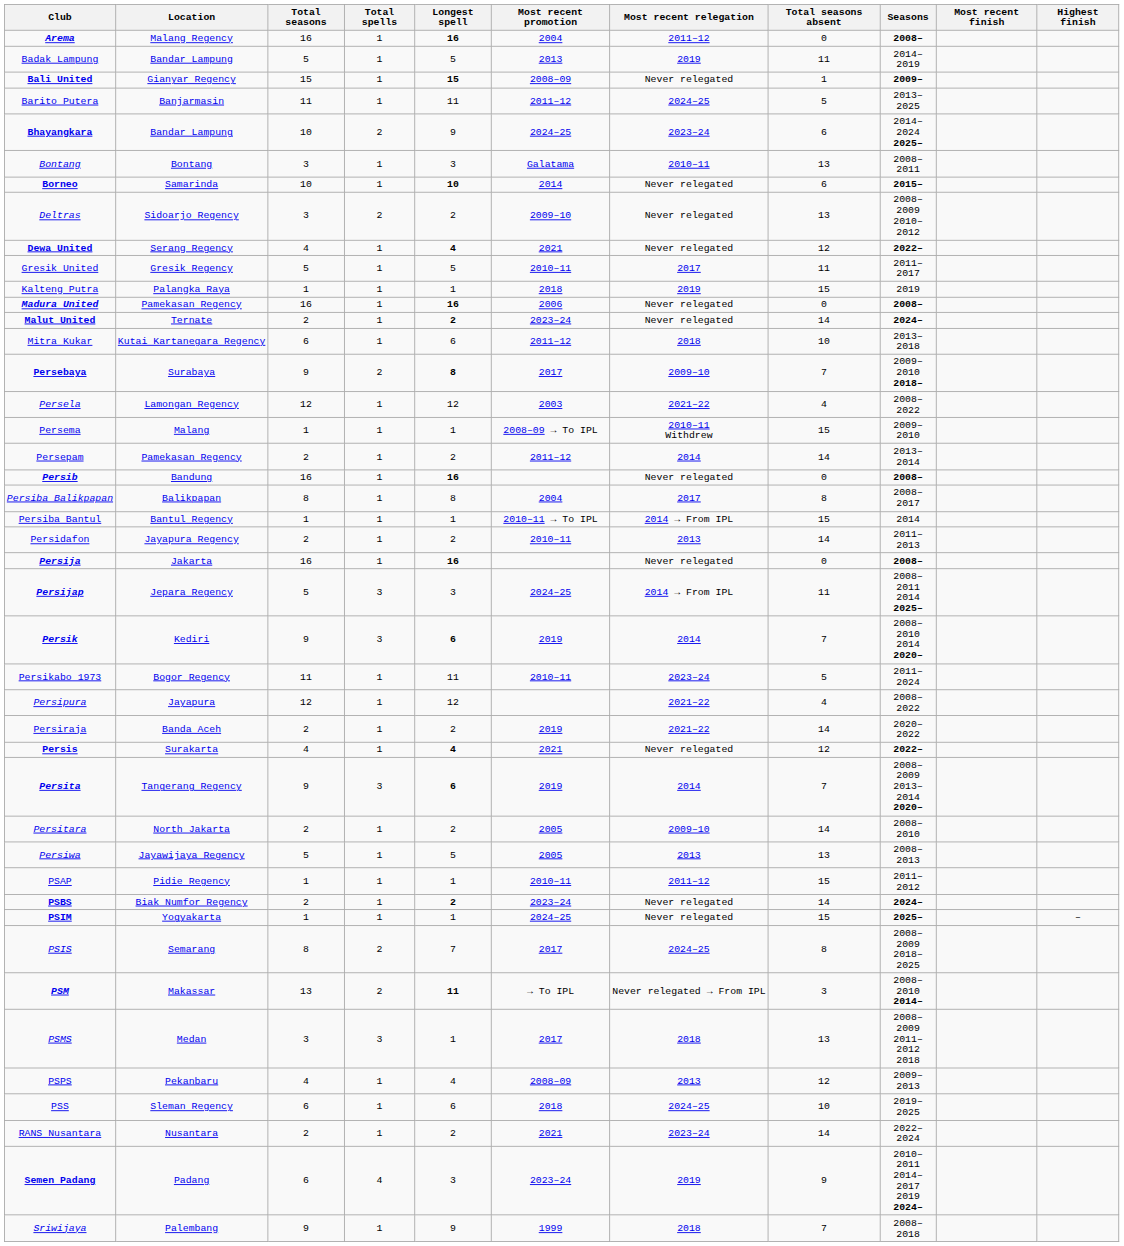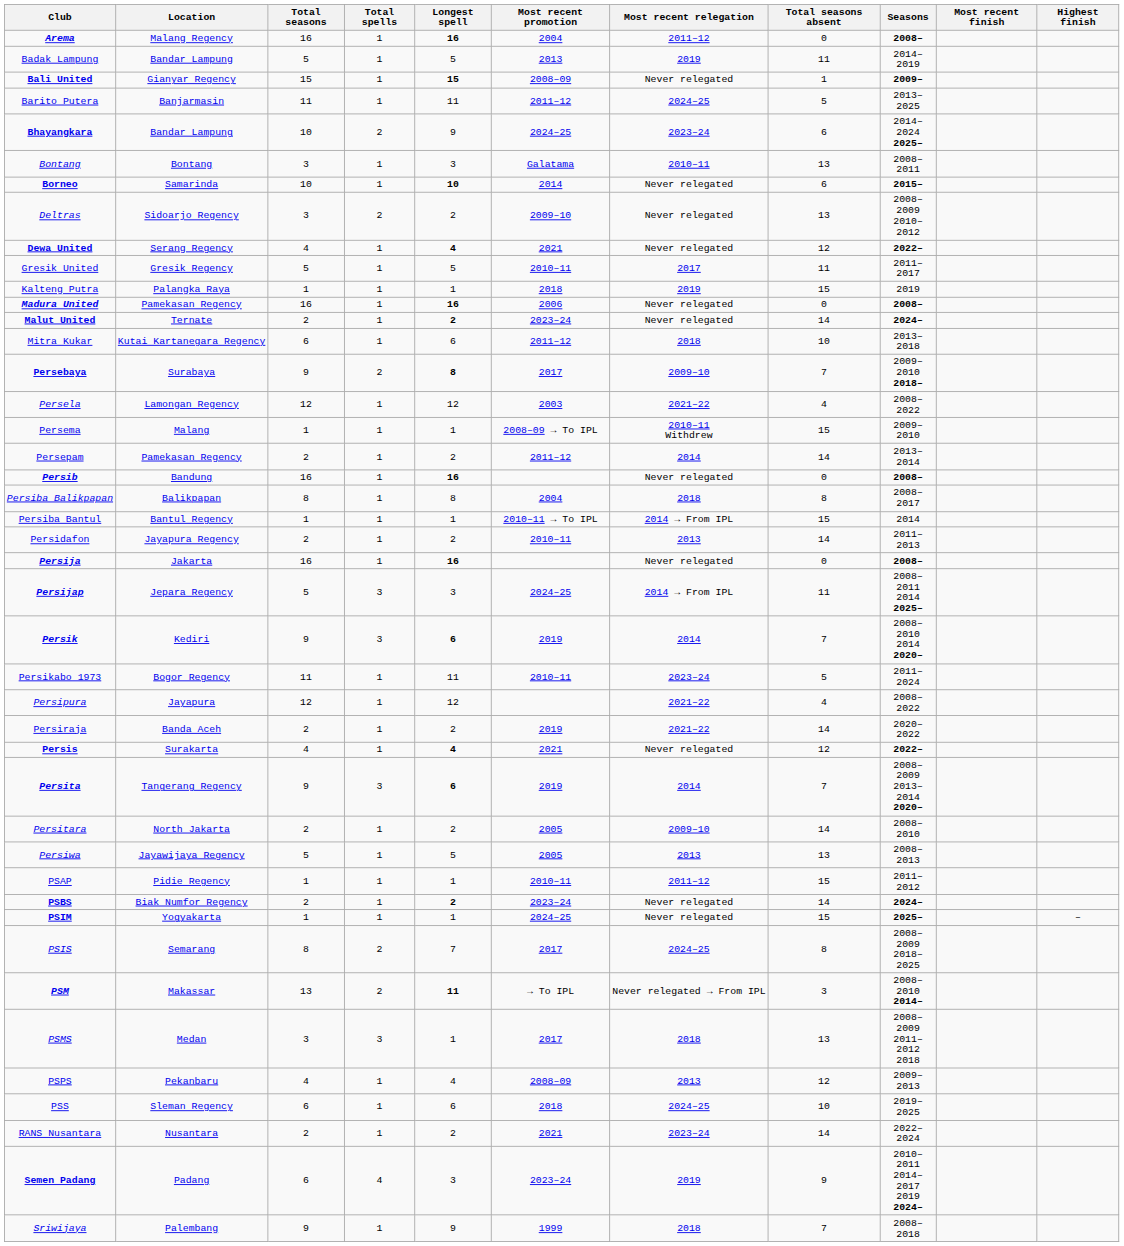(689, 498) 2017 -> (689, 498) 2018
